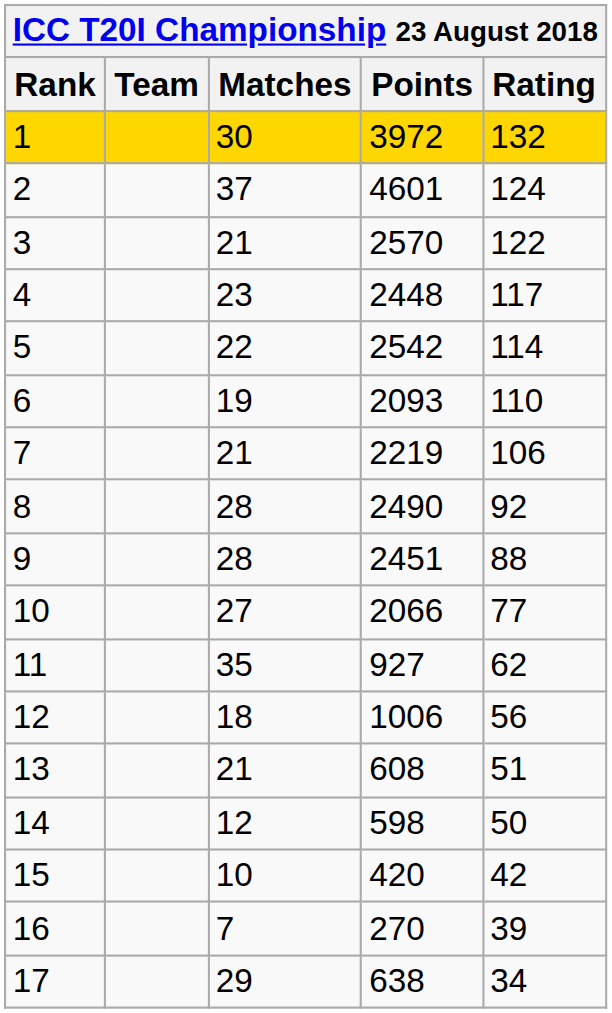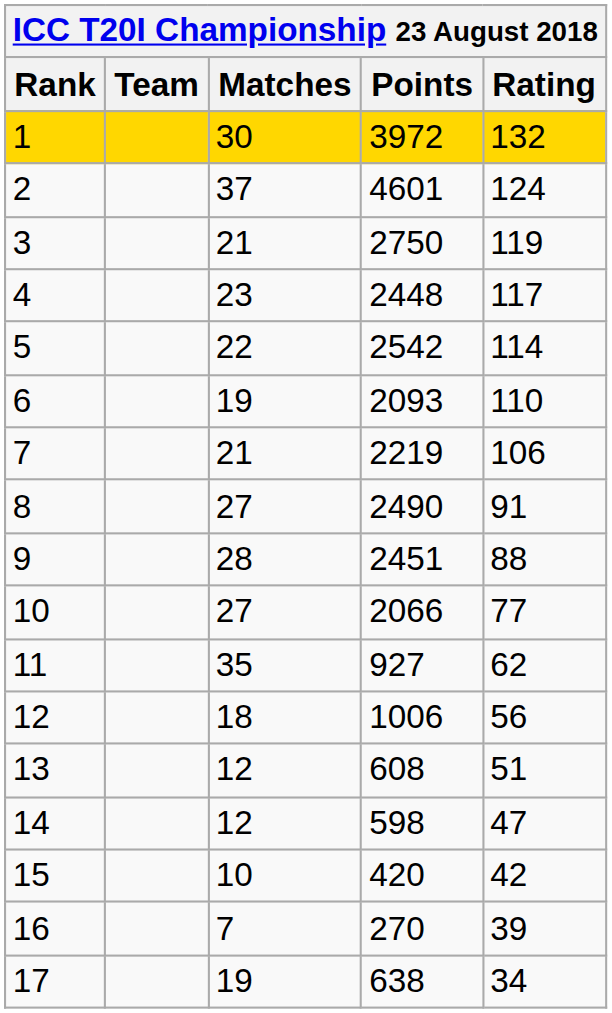(406, 242) 2570 -> (406, 242) 2750
(518, 242) 122 -> (517, 242) 119
(234, 505) 28 -> (234, 505) 27
(509, 505) 92 -> (509, 505) 91
(234, 769) 21 -> (234, 769) 12
(509, 822) 50 -> (509, 822) 47
(234, 980) 29 -> (234, 980) 19
